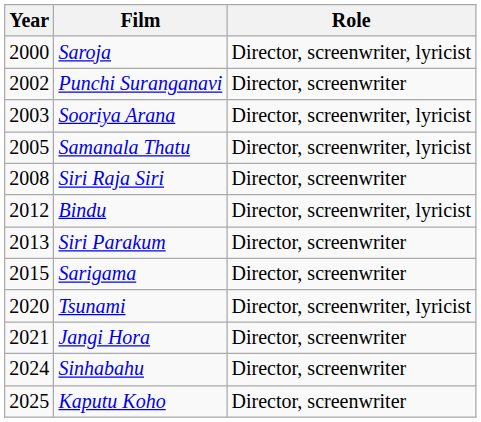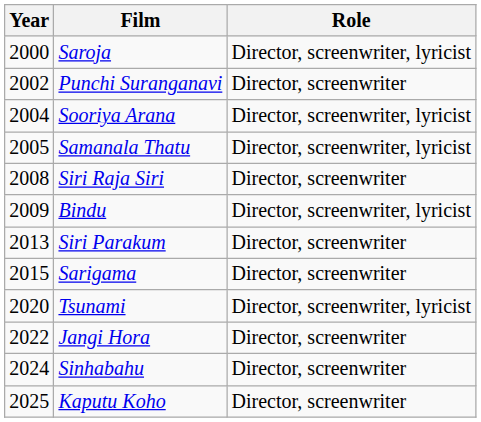(29, 115) 2003 -> (29, 115) 2004
(29, 210) 2012 -> (29, 210) 2009
(29, 337) 2021 -> (29, 337) 2022
